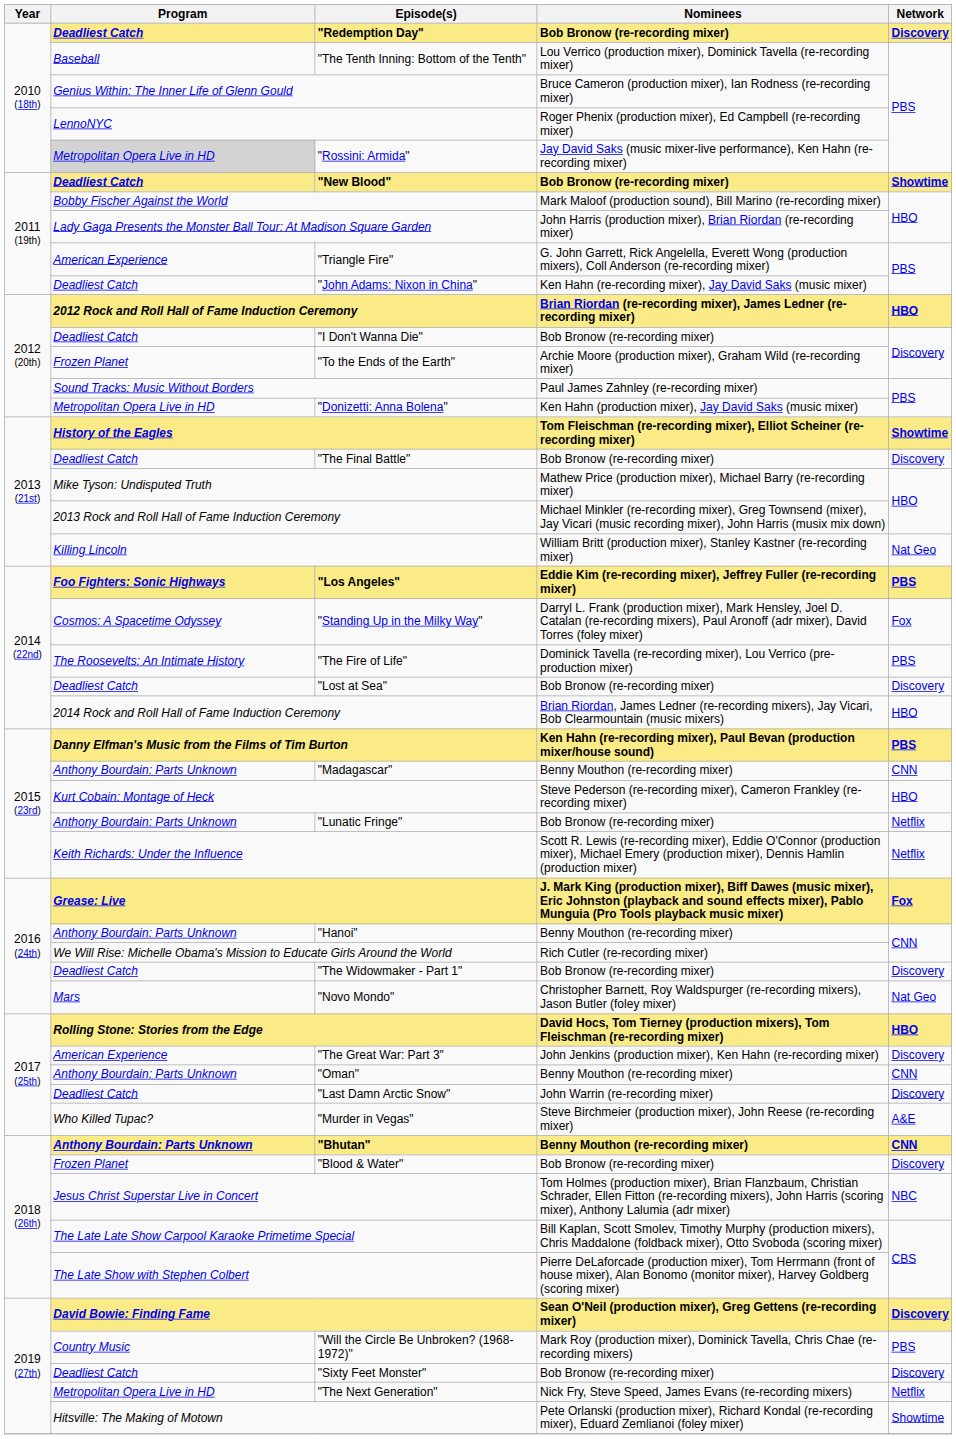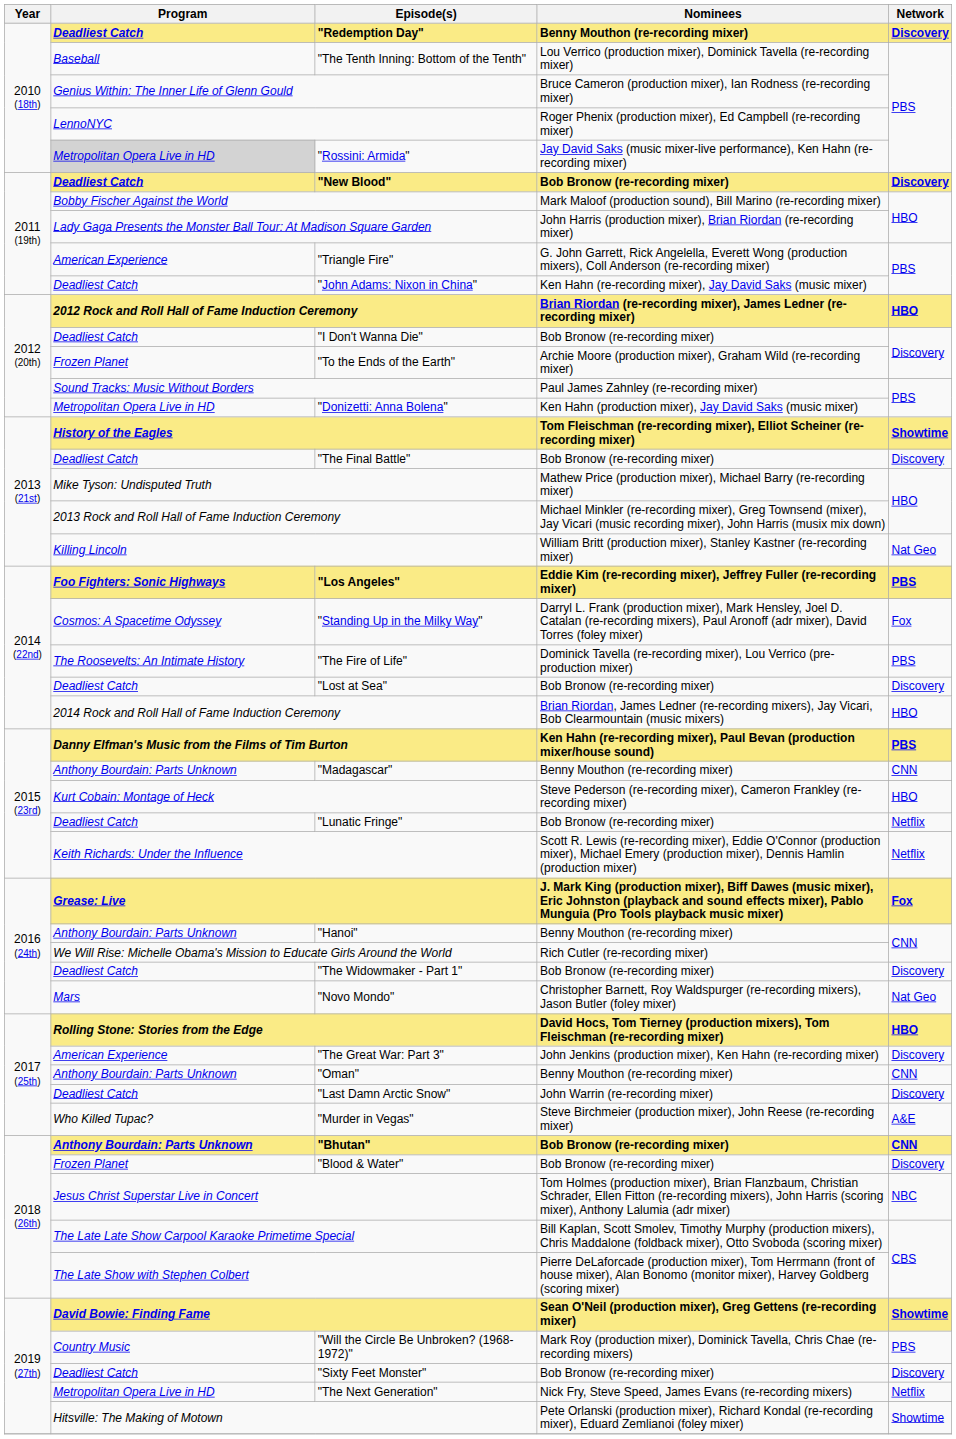(634, 33) Bob Bronow (re-recording mixer) -> (644, 33) Benny Mouthon (re-recording mixer)
(920, 182) Showtime -> (920, 182) Discovery
(145, 822) Anthony Bourdain: Parts Unknown -> (96, 822) Deadliest Catch
(644, 1145) Benny Mouthon (re-recording mixer) -> (634, 1145) Bob Bronow (re-recording mixer)
(920, 1314) Discovery -> (920, 1314) Showtime
